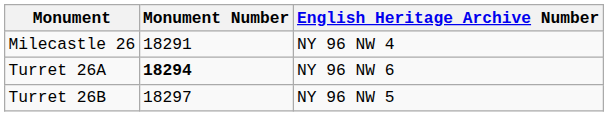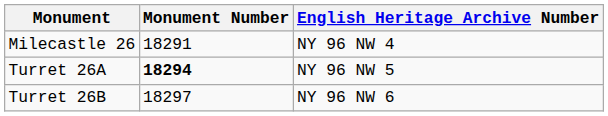(346, 71) NY 96 NW 6 -> (346, 71) NY 96 NW 5
(346, 97) NY 96 NW 5 -> (346, 97) NY 96 NW 6
